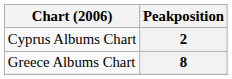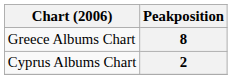rows swapped: (184, 39) <-> (184, 62)
